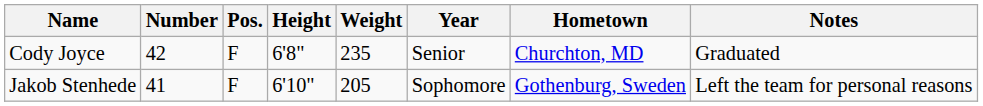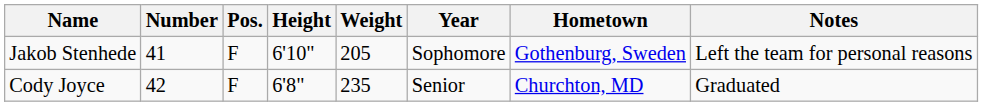rows swapped: (73, 85) <-> (57, 52)
